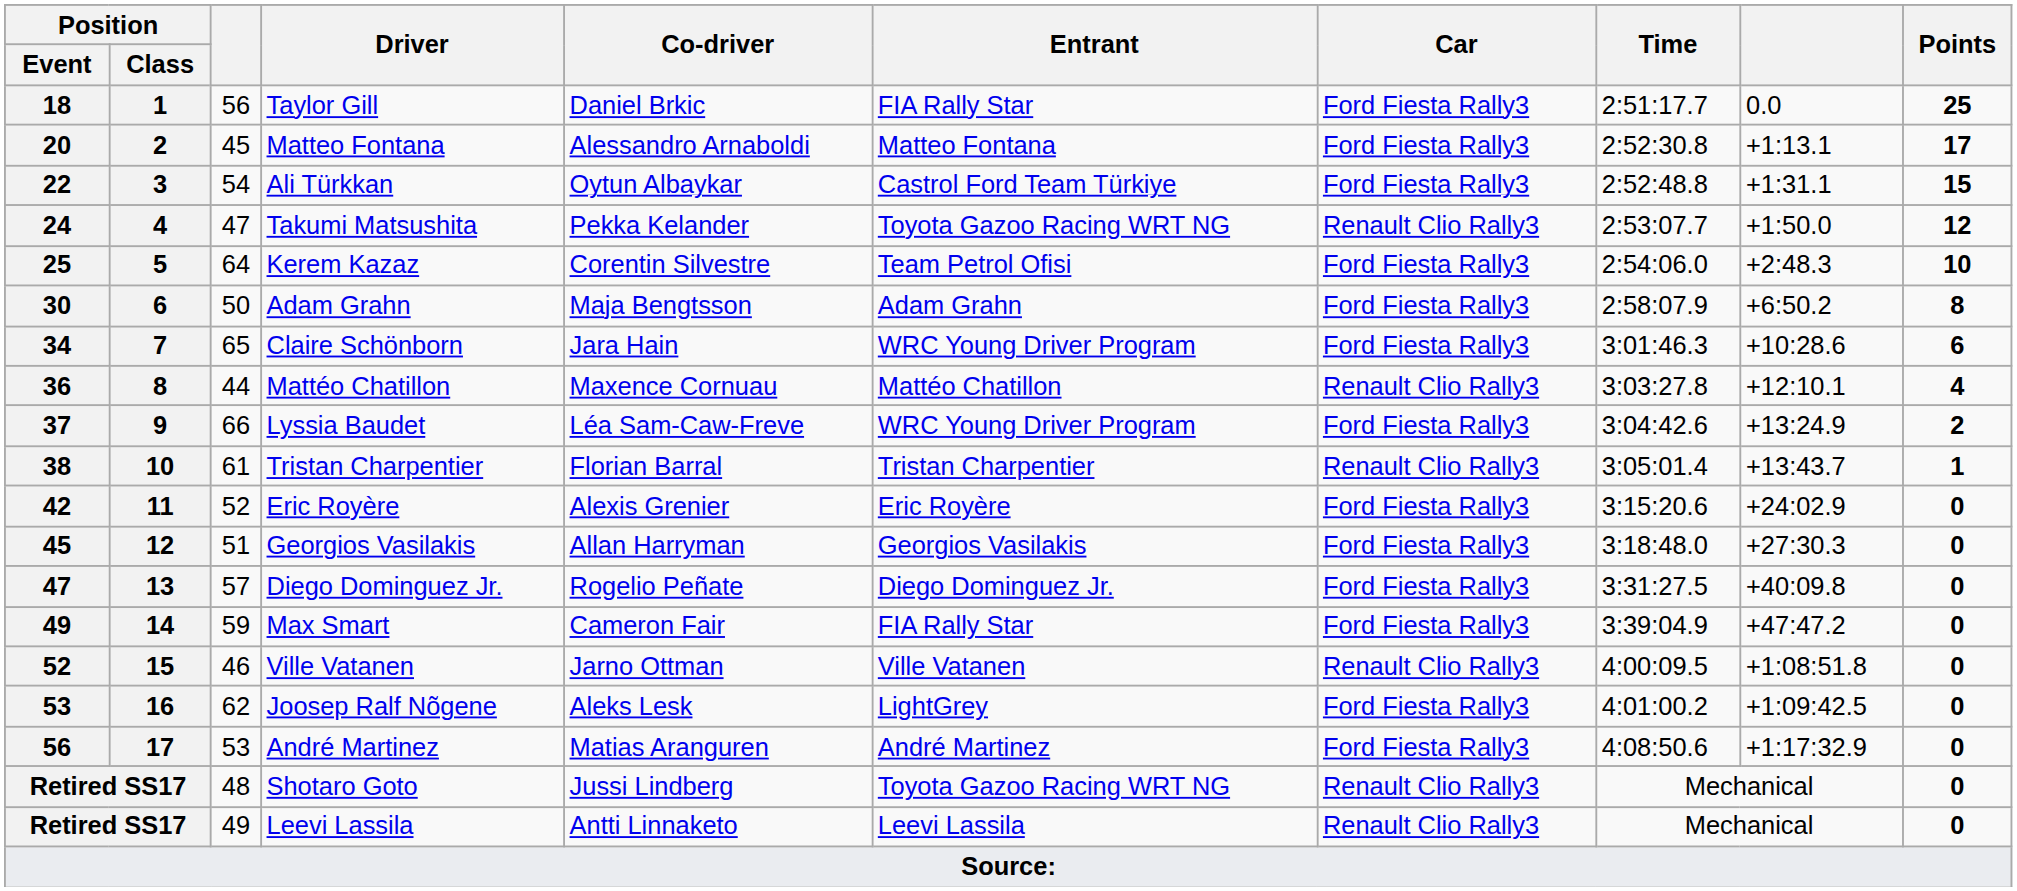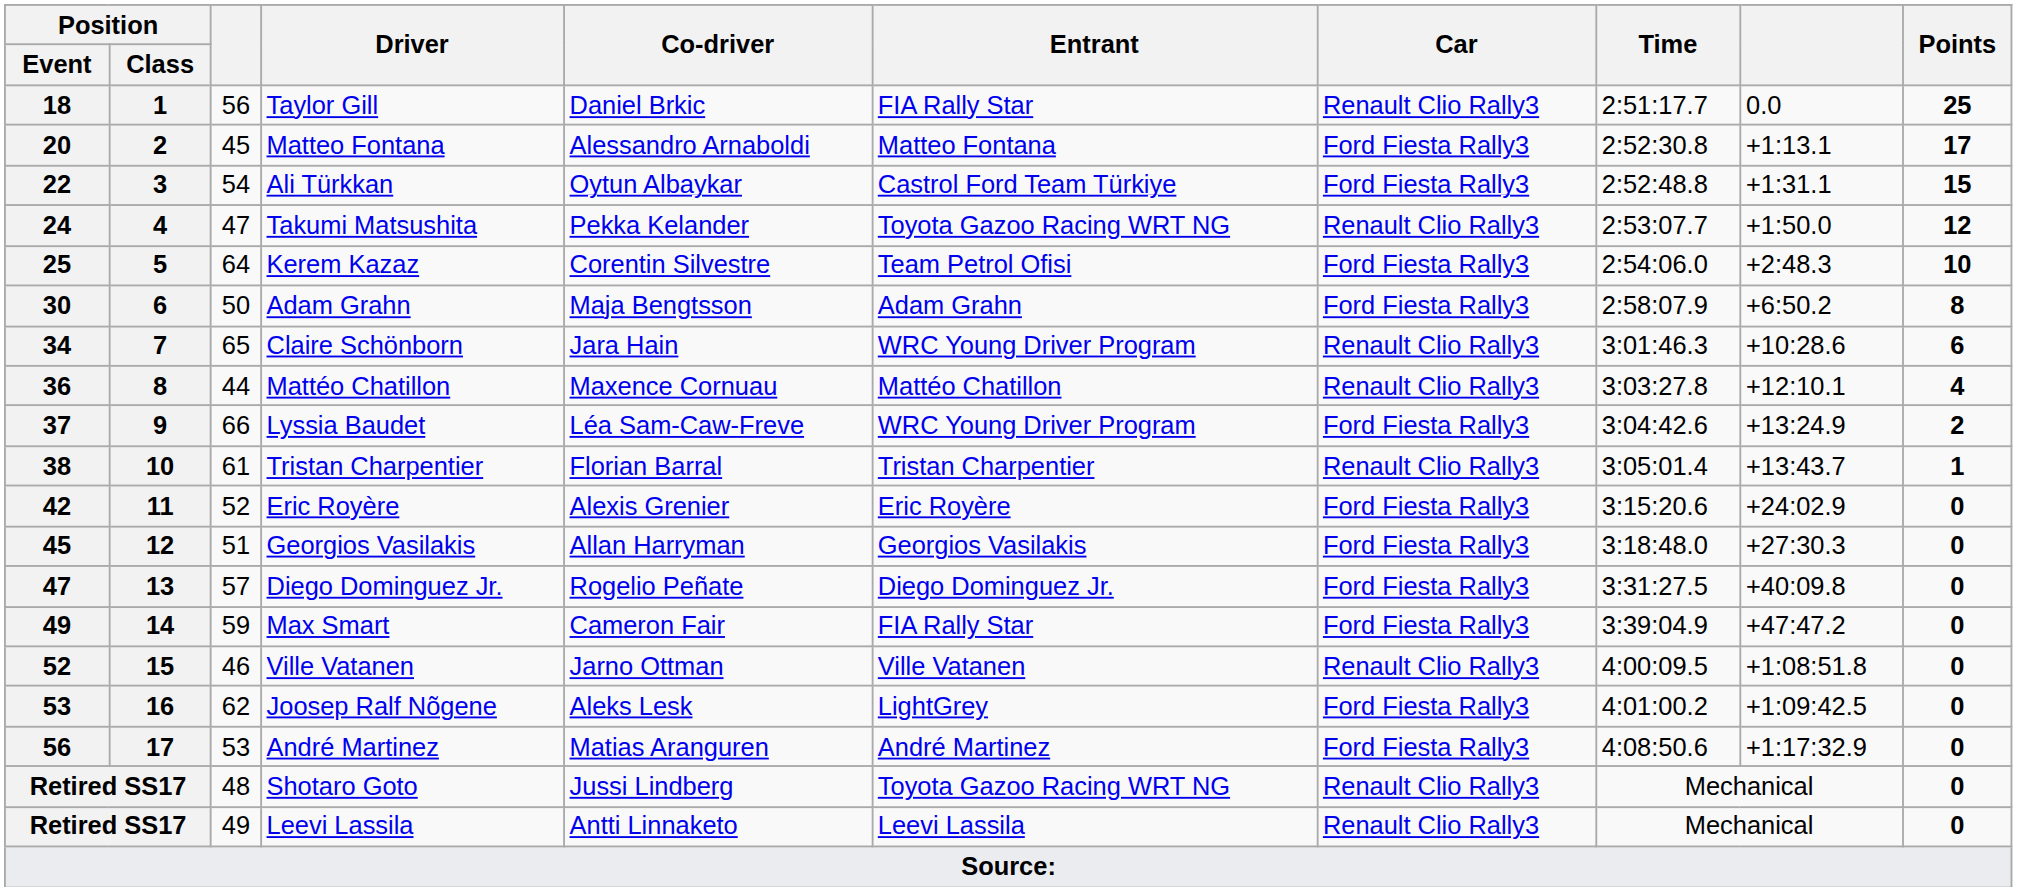(1426, 105) Ford Fiesta Rally3 -> (1431, 105) Renault Clio Rally3
(1426, 345) Ford Fiesta Rally3 -> (1431, 345) Renault Clio Rally3
